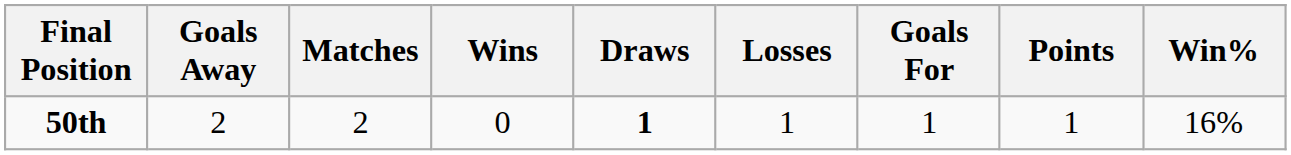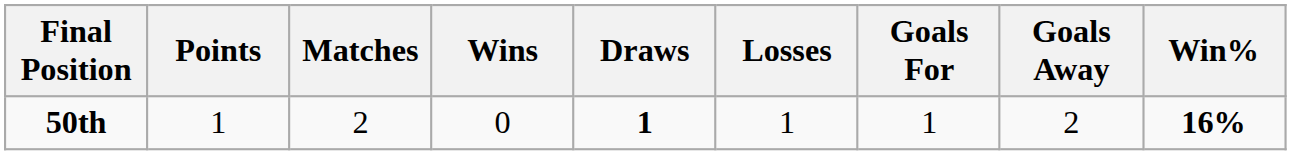columns swapped: (1071, 50) <-> (218, 50)
(1214, 122) normal -> (1214, 122) bold
